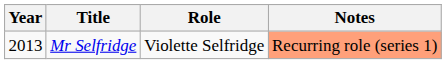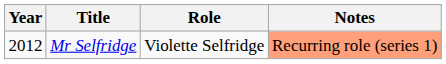(25, 44) 2013 -> (25, 44) 2012
